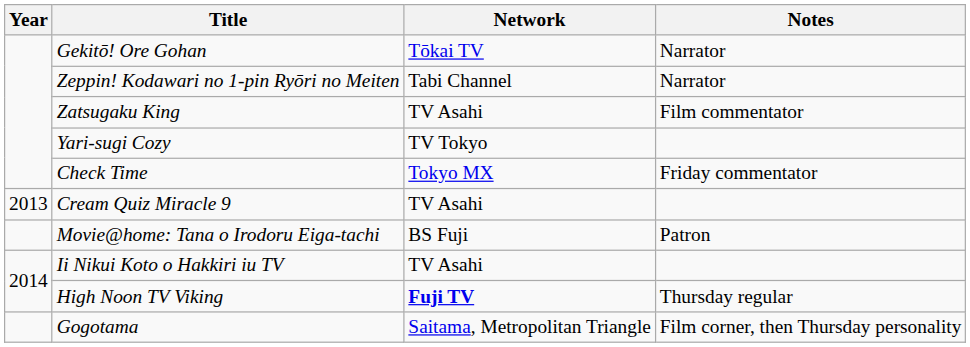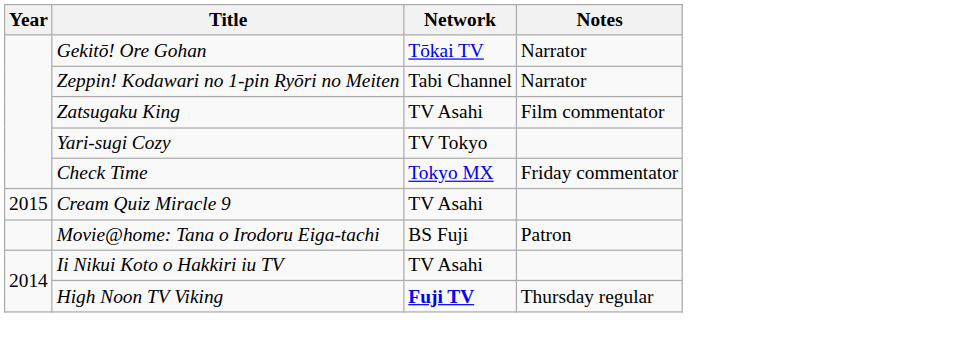(28, 204) 2013 -> (28, 204) 2015
- row: (98, 326)
